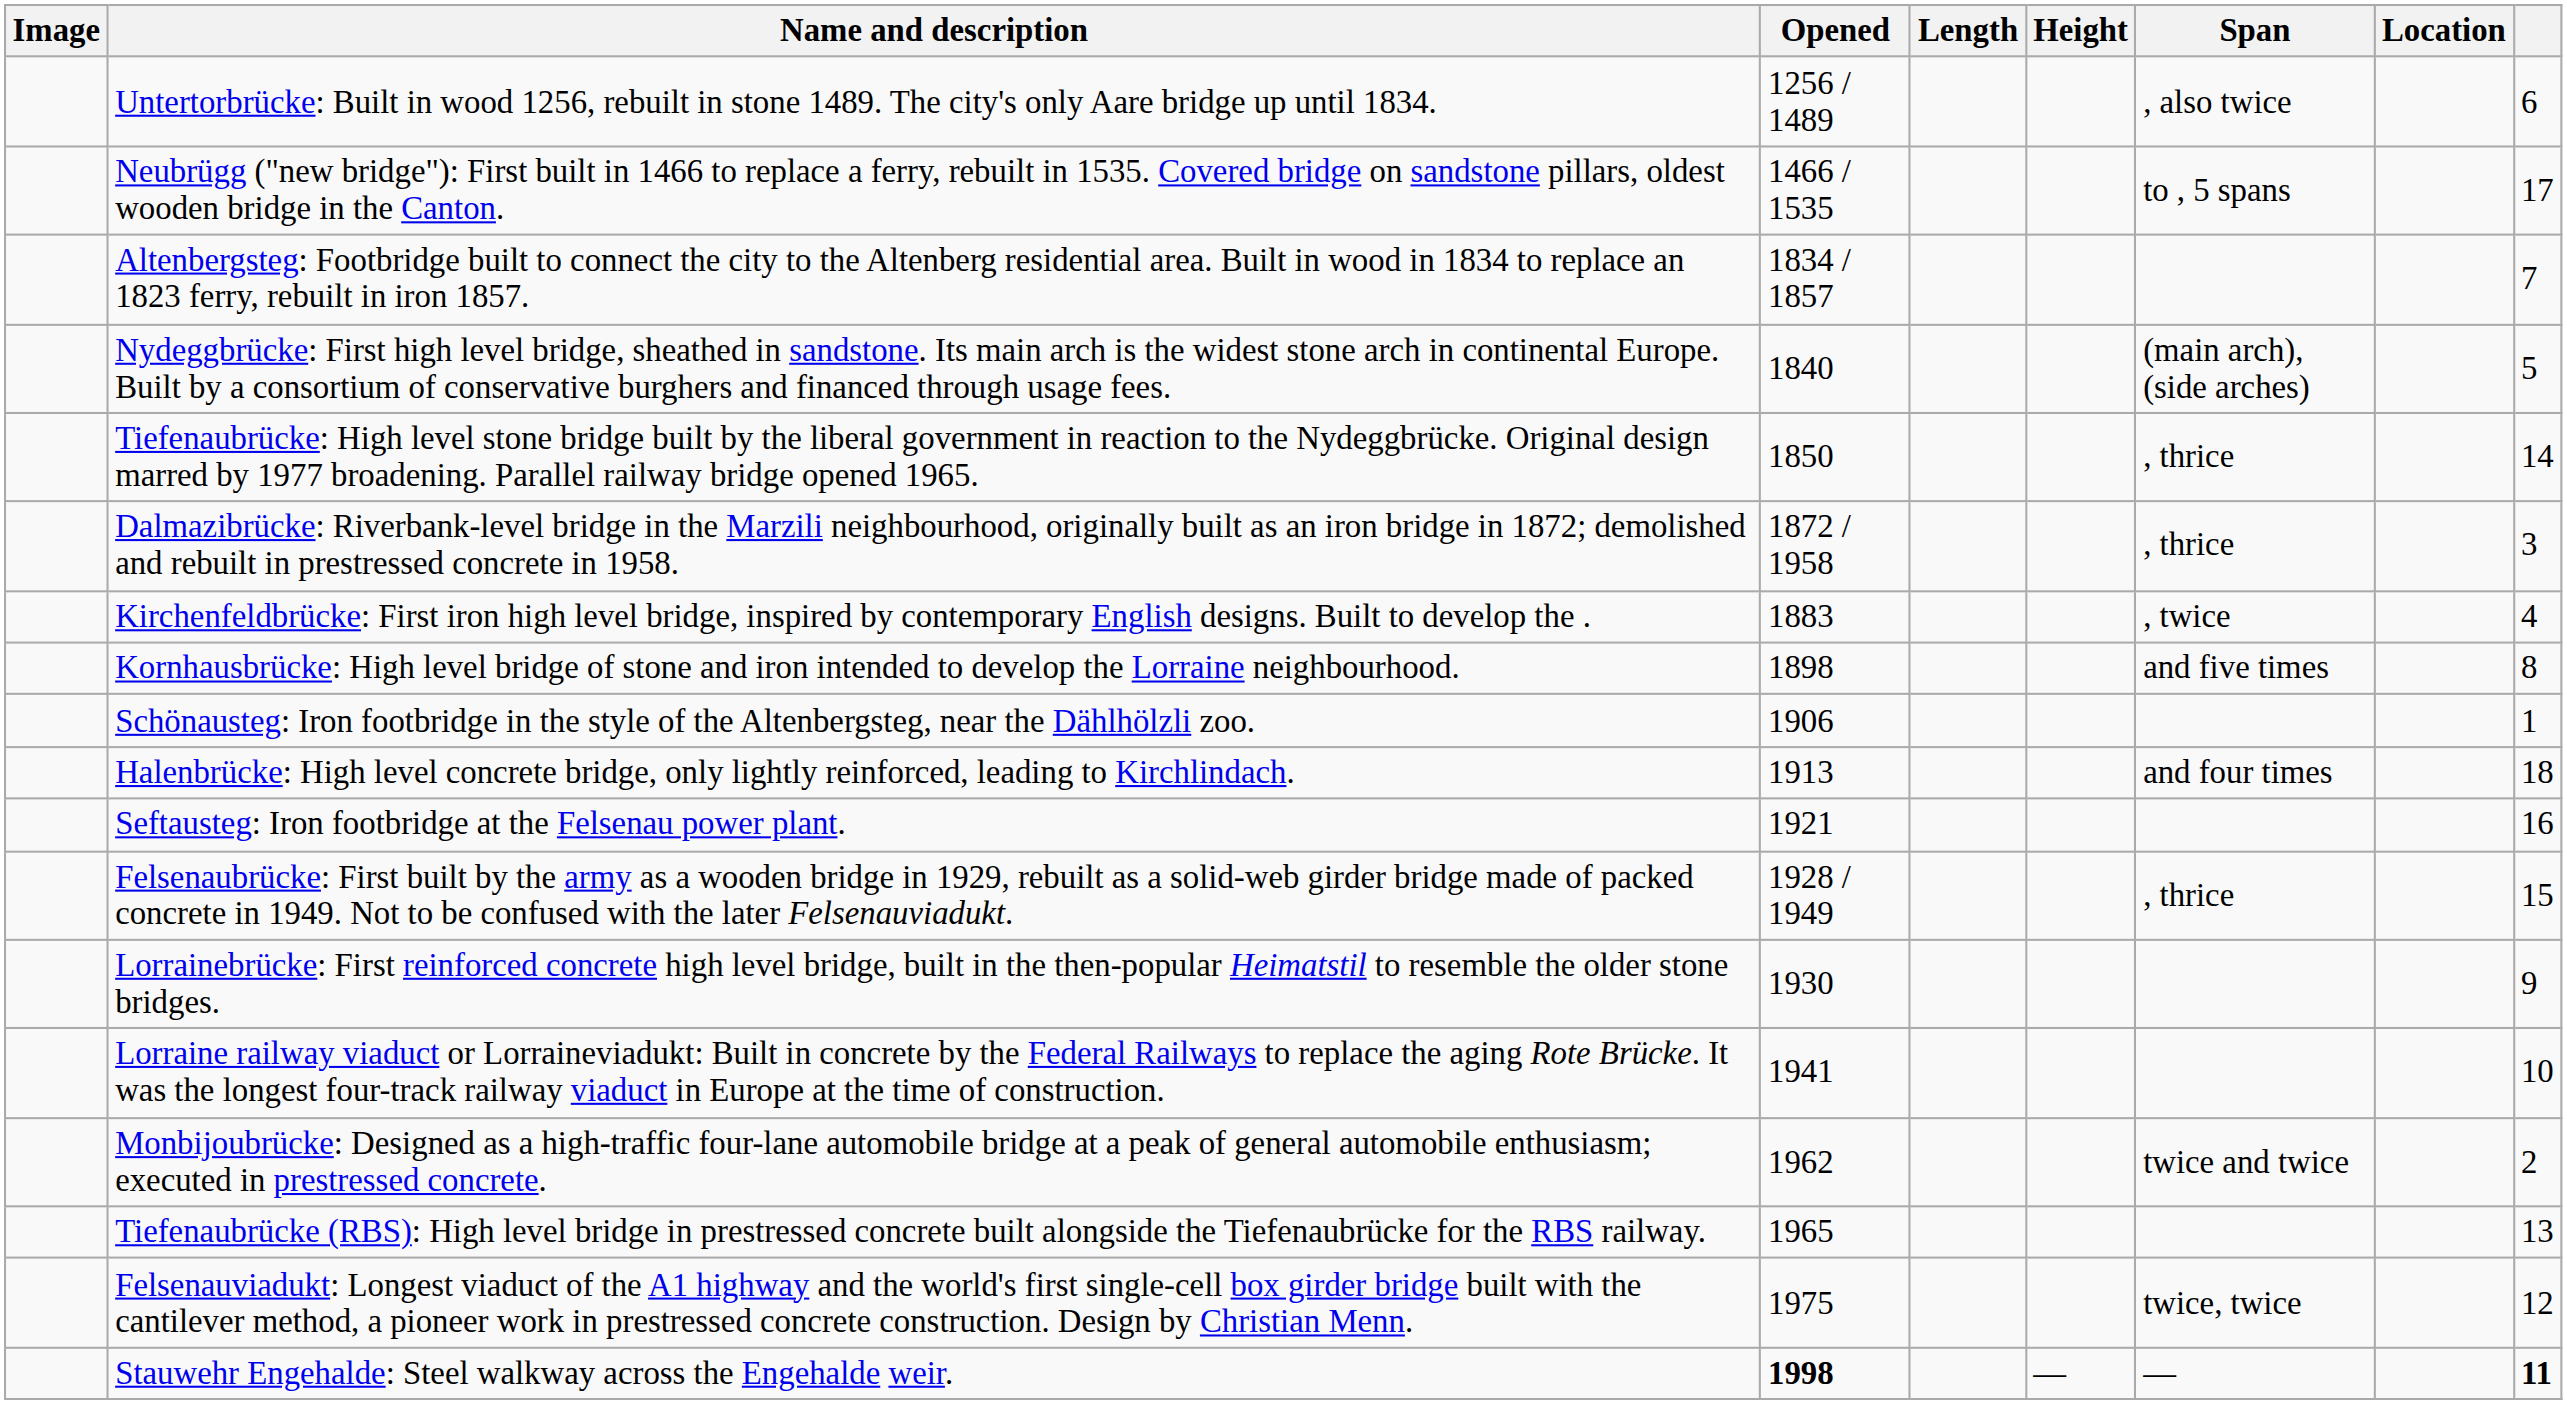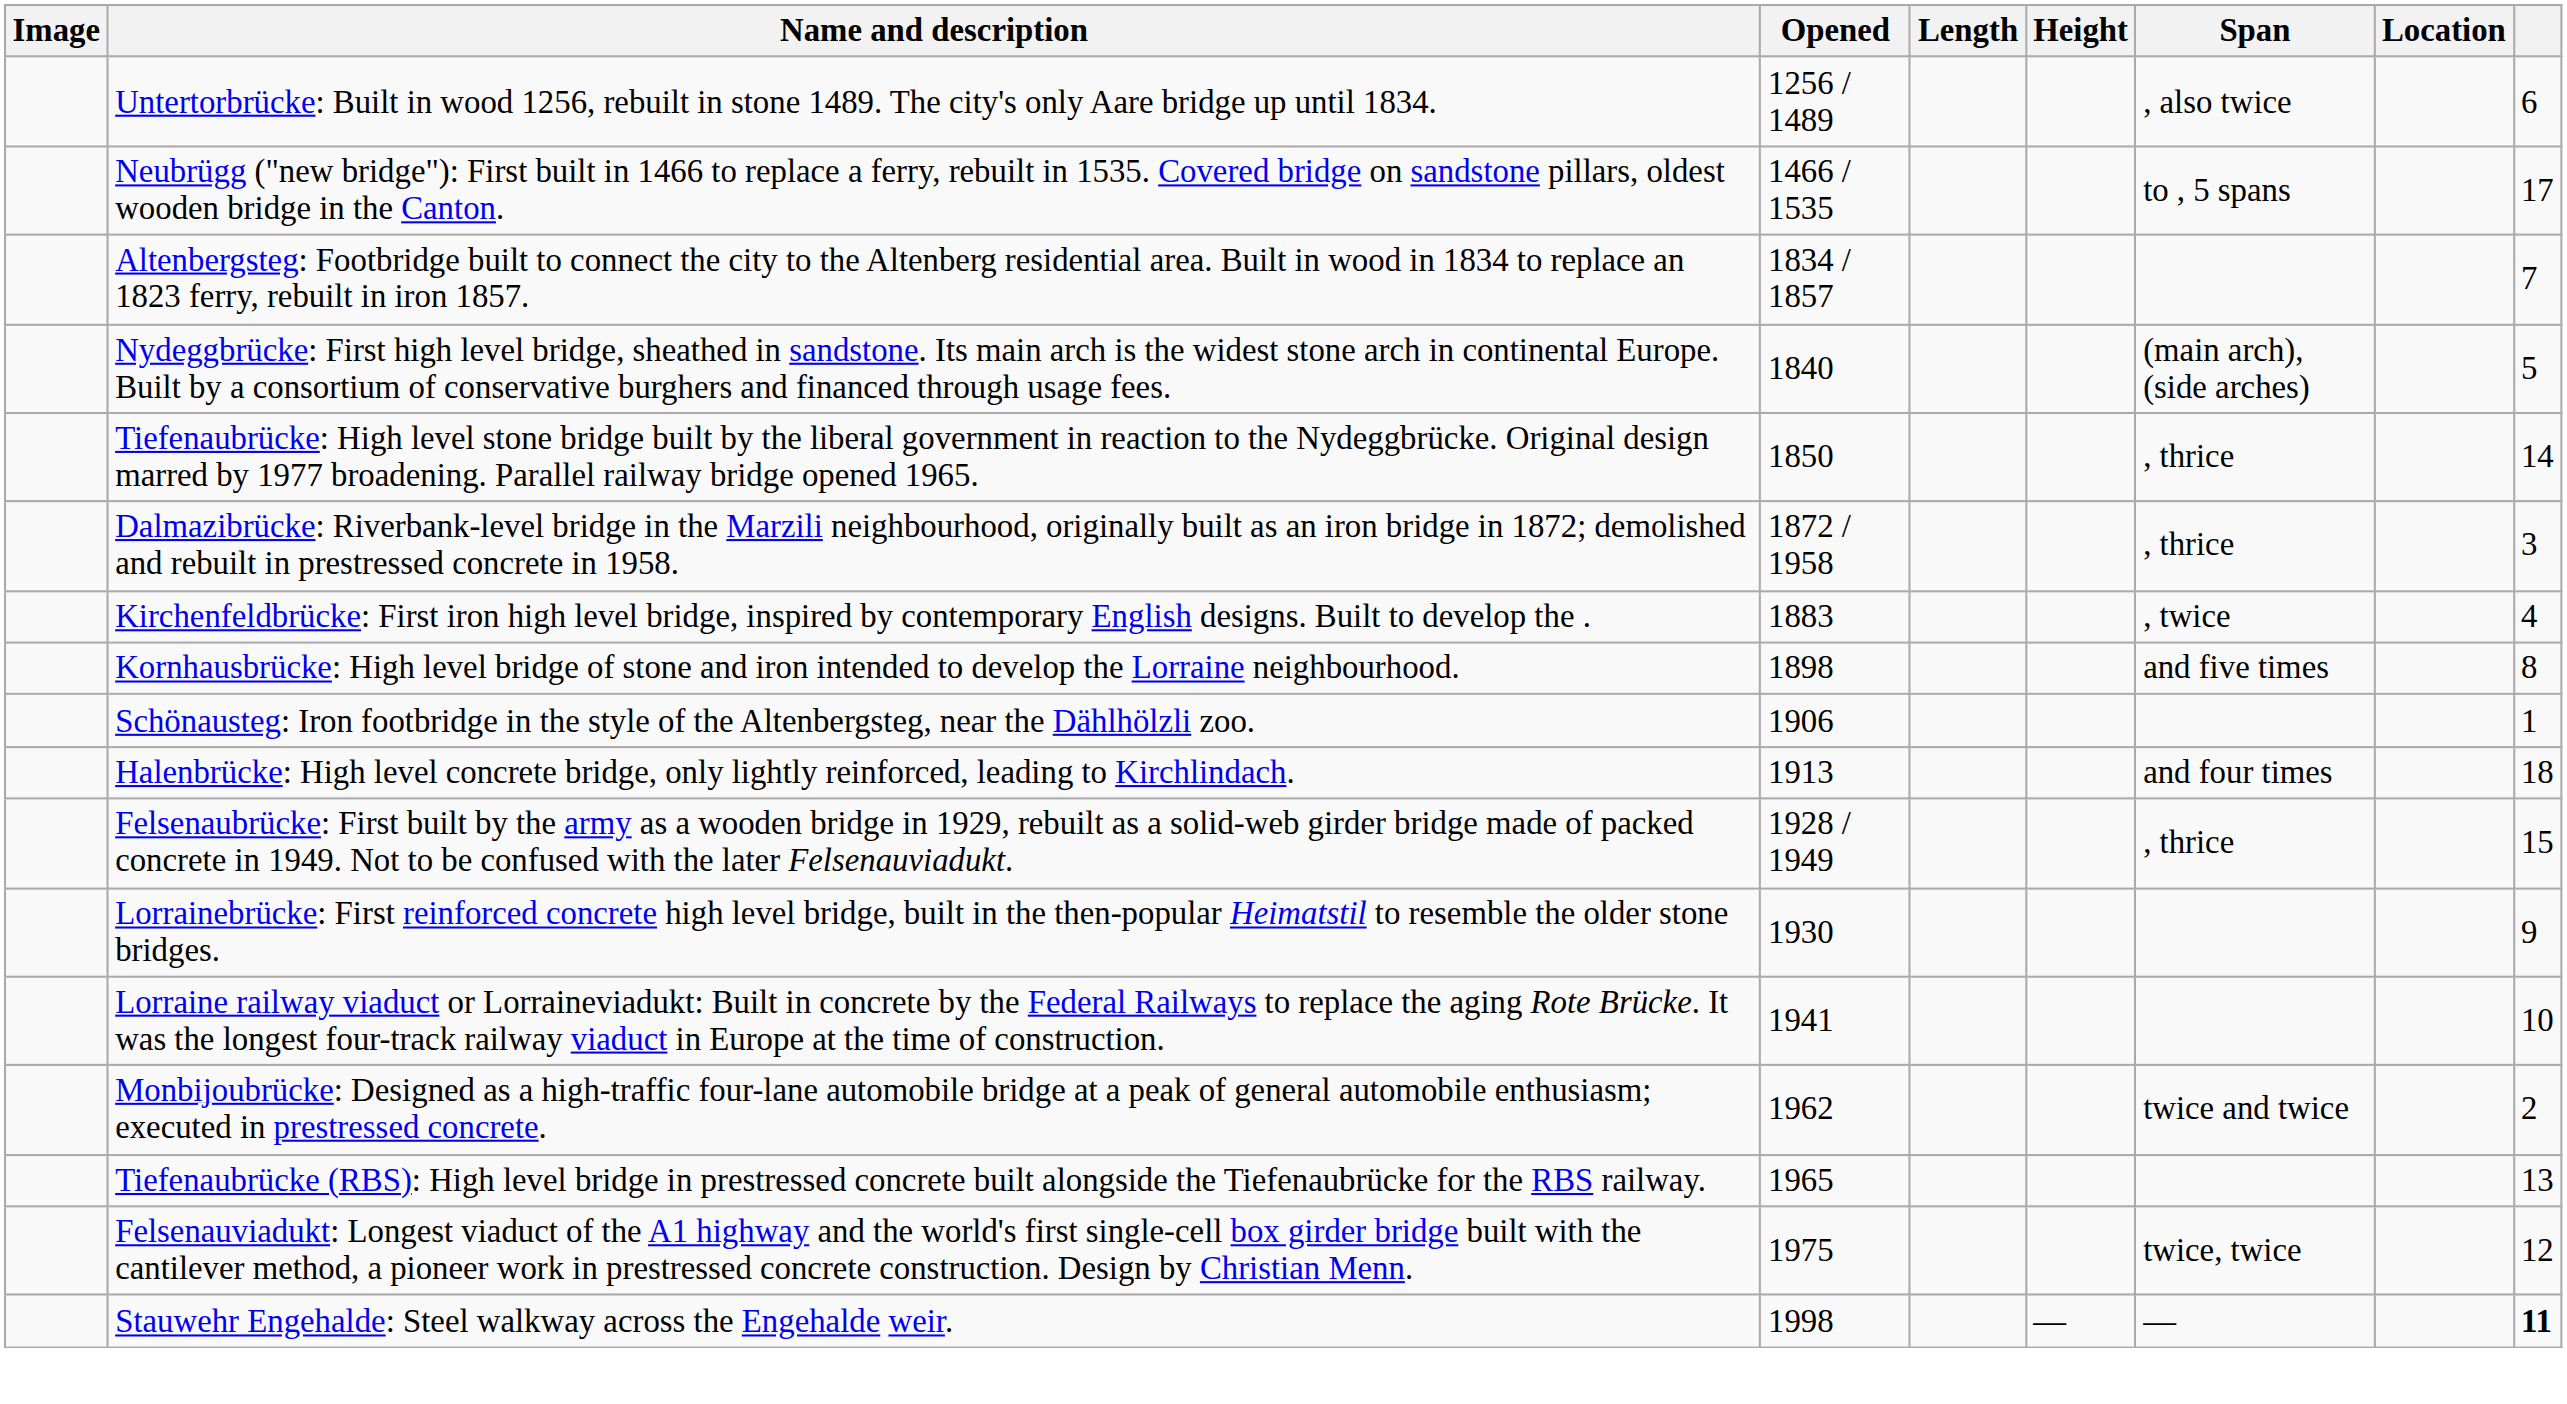- row: (480, 824)
(1801, 1372) bold -> (1801, 1320) normal
